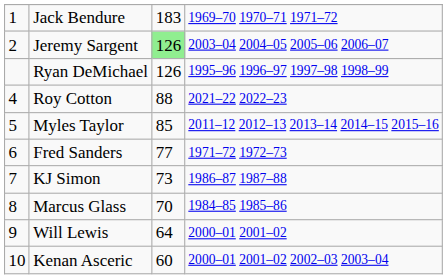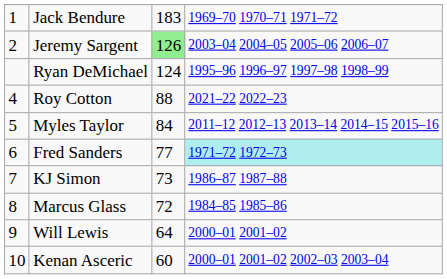(168, 71) 126 -> (168, 71) 124
(164, 125) 85 -> (164, 125) 84
(238, 152) no background -> (238, 152) paleturquoise background
(164, 206) 70 -> (164, 206) 72
